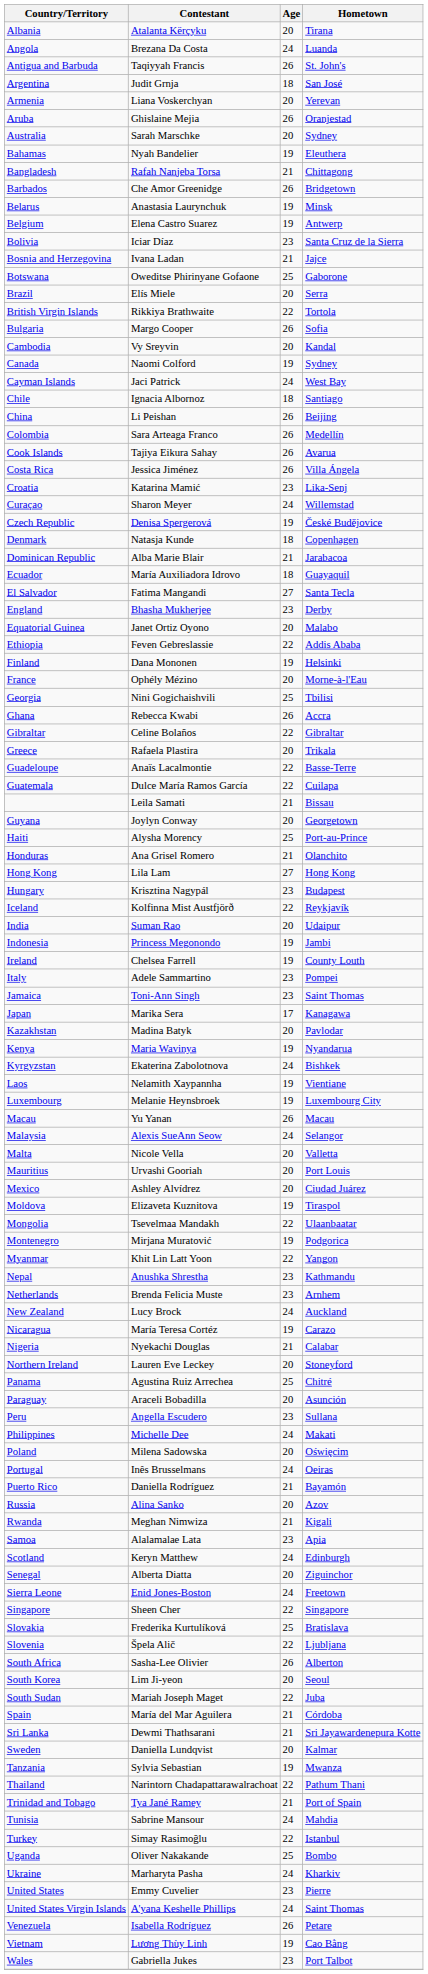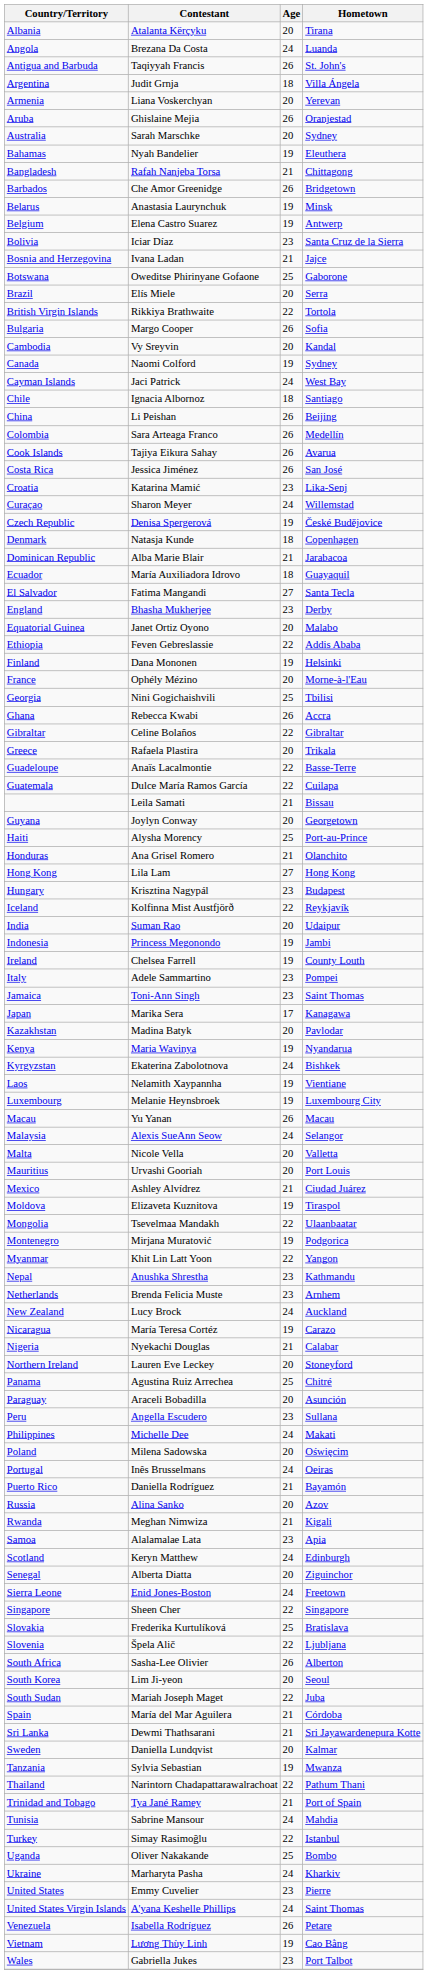(324, 83) San José -> (332, 83) Villa Ángela
(332, 469) Villa Ángela -> (324, 469) San José
(288, 1188) 20 -> (288, 1188) 21
